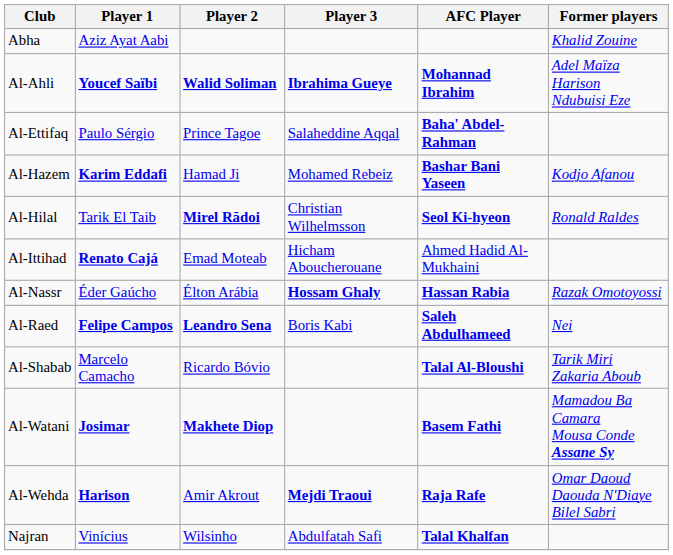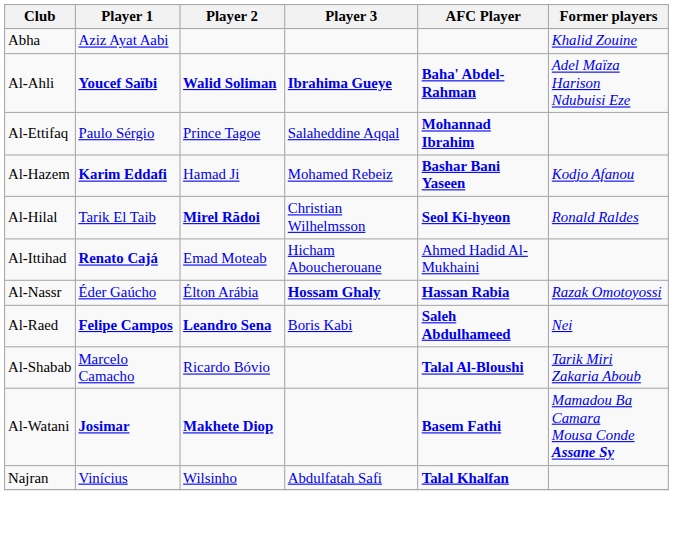(456, 82) Mohannad Ibrahim -> (463, 82) Baha' Abdel-Rahman
(463, 133) Baha' Abdel-Rahman -> (456, 133) Mohannad Ibrahim
- row: (38, 494)
